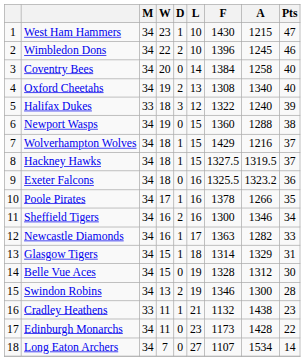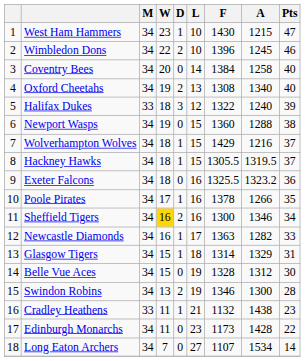(223, 161) 1327.5 -> (223, 161) 1305.5
(165, 217) no background -> (165, 217) gold background
